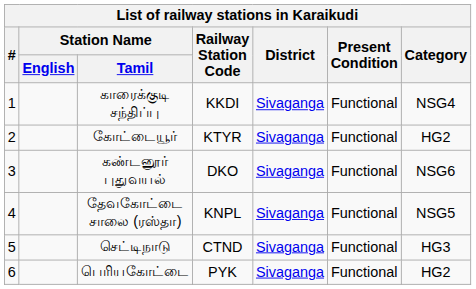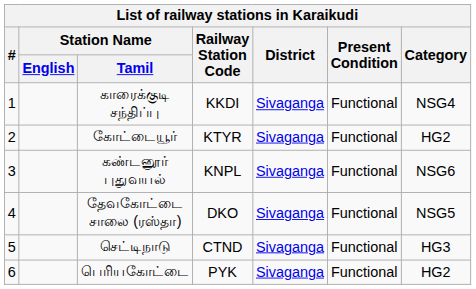(223, 171) DKO -> (223, 171) KNPL
(223, 213) KNPL -> (223, 213) DKO
